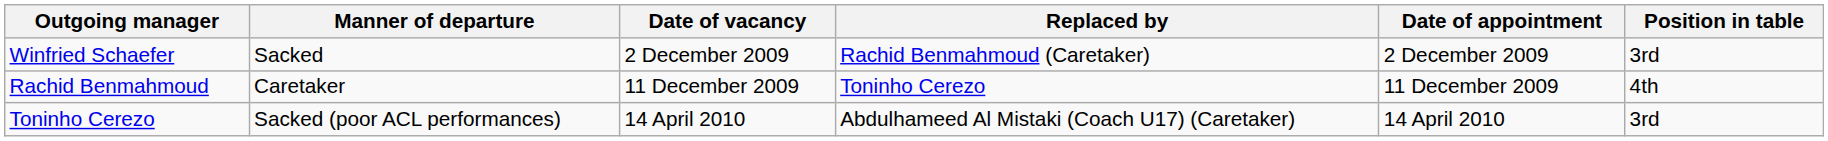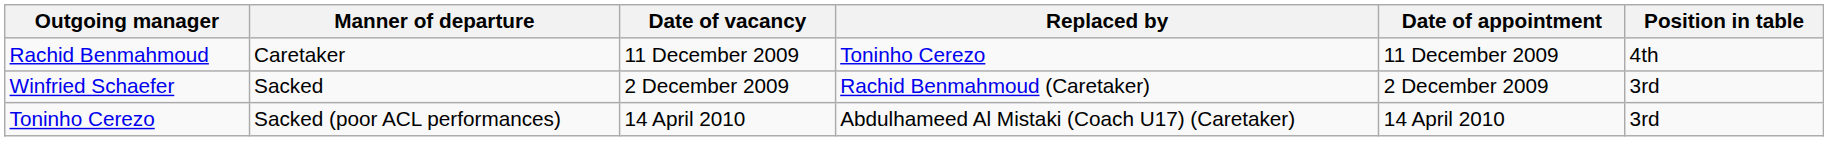rows swapped: (92, 54) <-> (109, 87)
